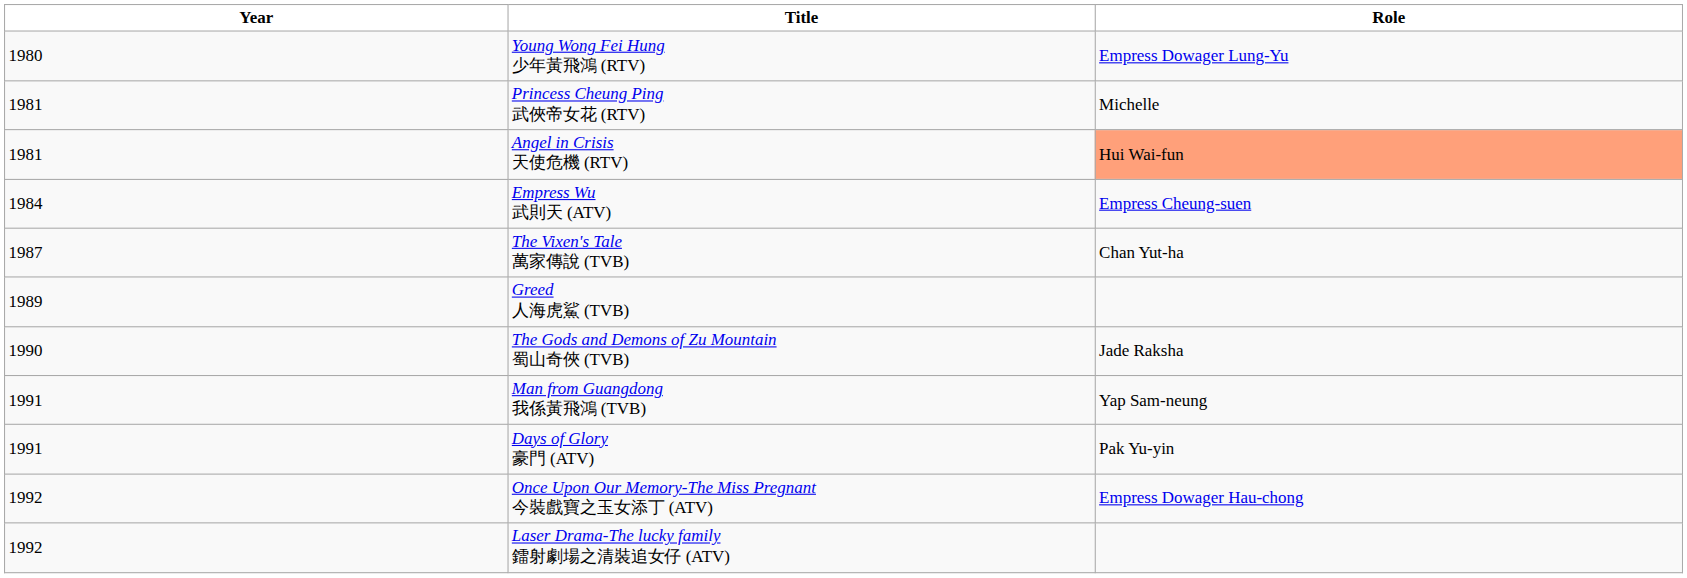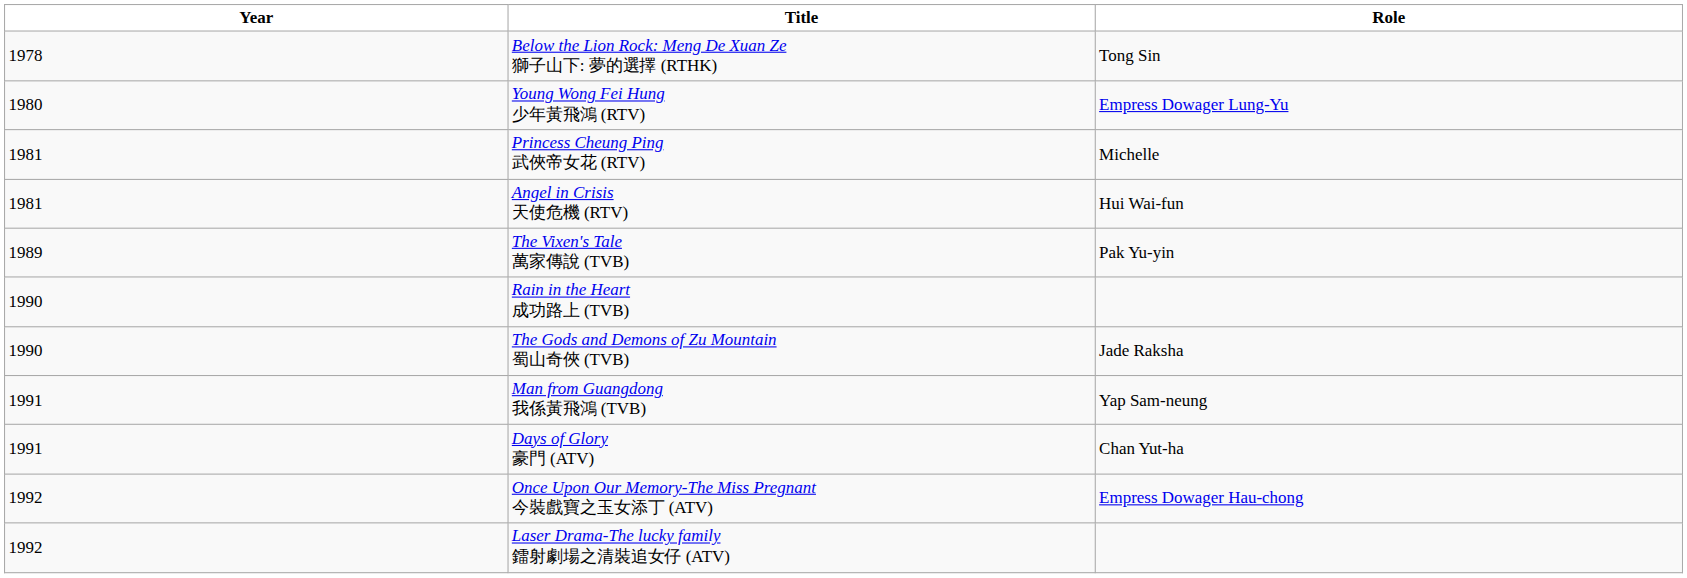+ row: (649, 54)
(1141, 154) lightsalmon background -> (1141, 203) no background
- row: (562, 202)
(25, 252) 1987 -> (25, 252) 1989
(1141, 252) Chan Yut-ha -> (1137, 252) Pak Yu-yin
- row: (570, 300)
+ row: (571, 300)
(1137, 449) Pak Yu-yin -> (1141, 449) Chan Yut-ha
